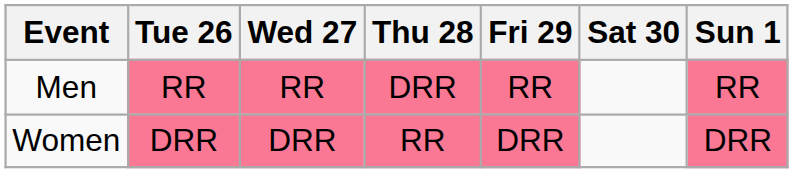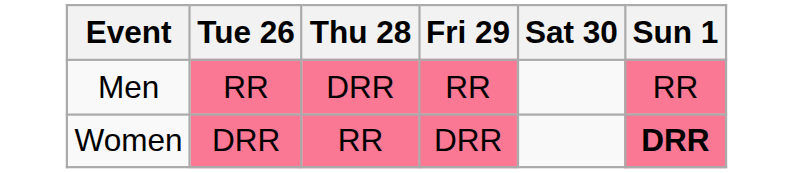- column: (302, 32)
(738, 141) normal -> (675, 141) bold
